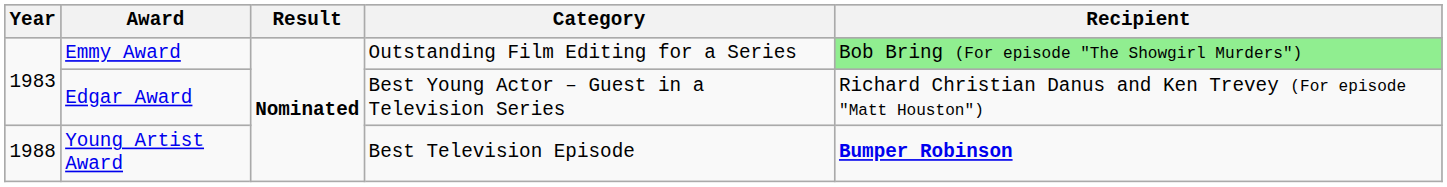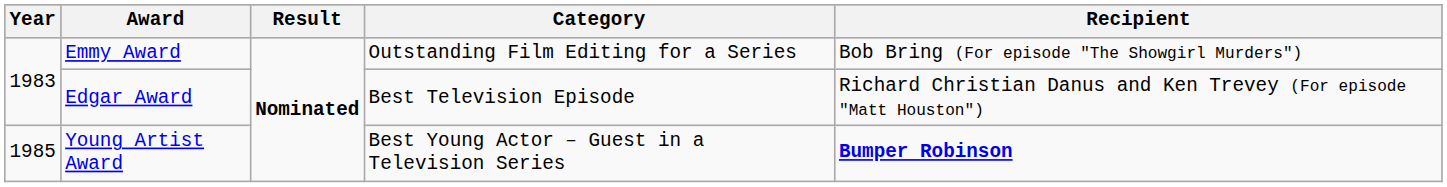(1071, 53) lightgreen background -> (1071, 53) no background
(536, 97) Best Young Actor – Guest in a Television Series -> (502, 97) Best Television Episode
(33, 153) 1988 -> (33, 153) 1985
(502, 153) Best Television Episode -> (536, 153) Best Young Actor – Guest in a Television Series
